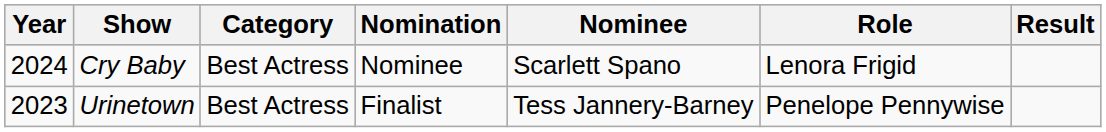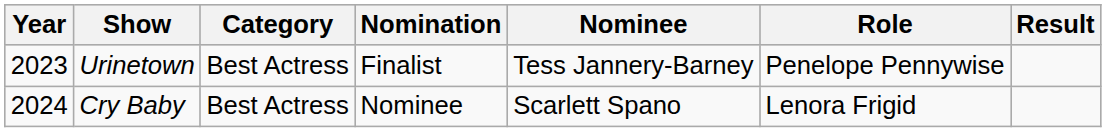rows swapped: (137, 106) <-> (132, 65)
